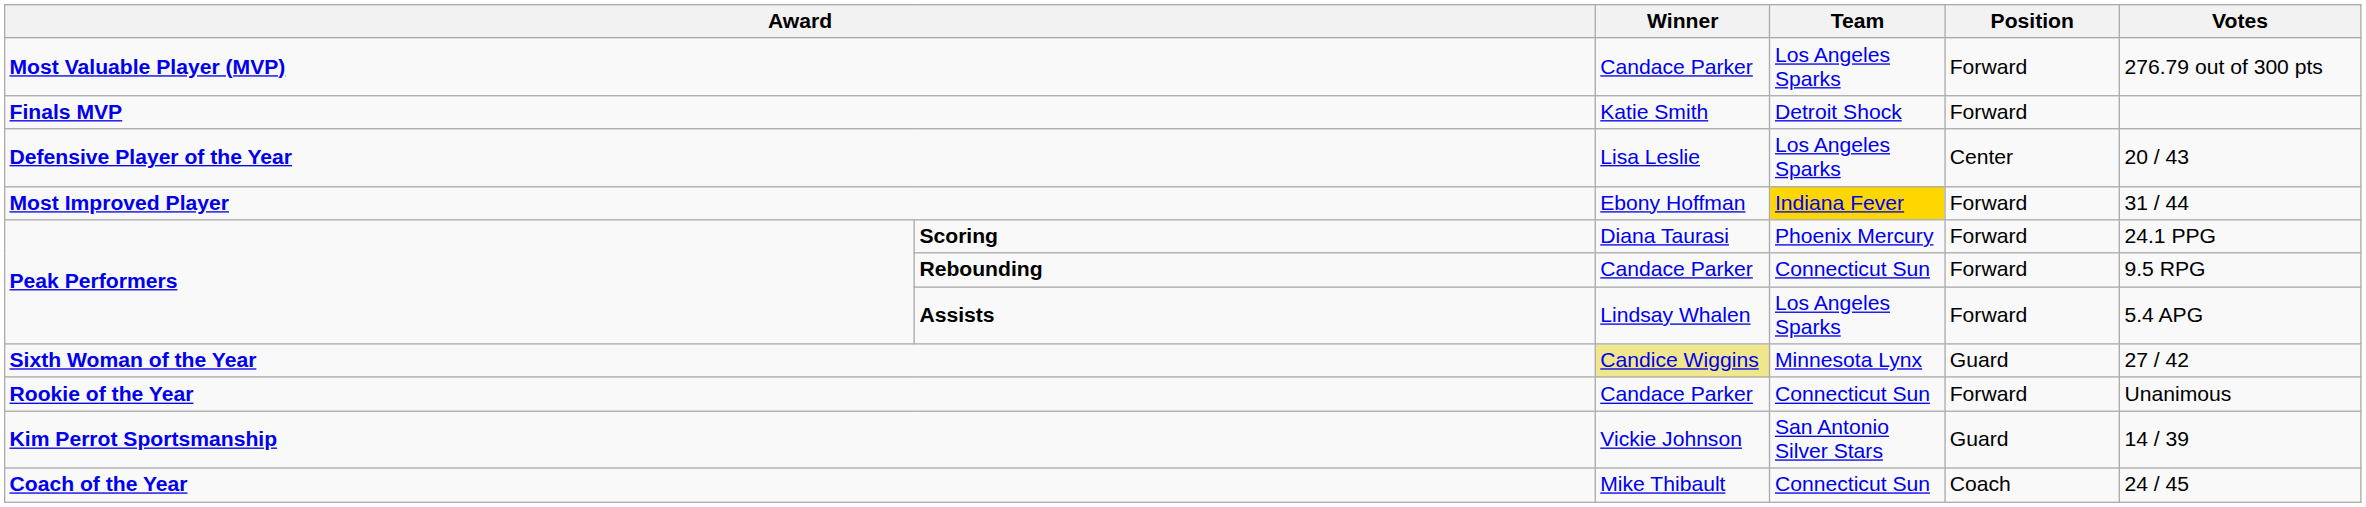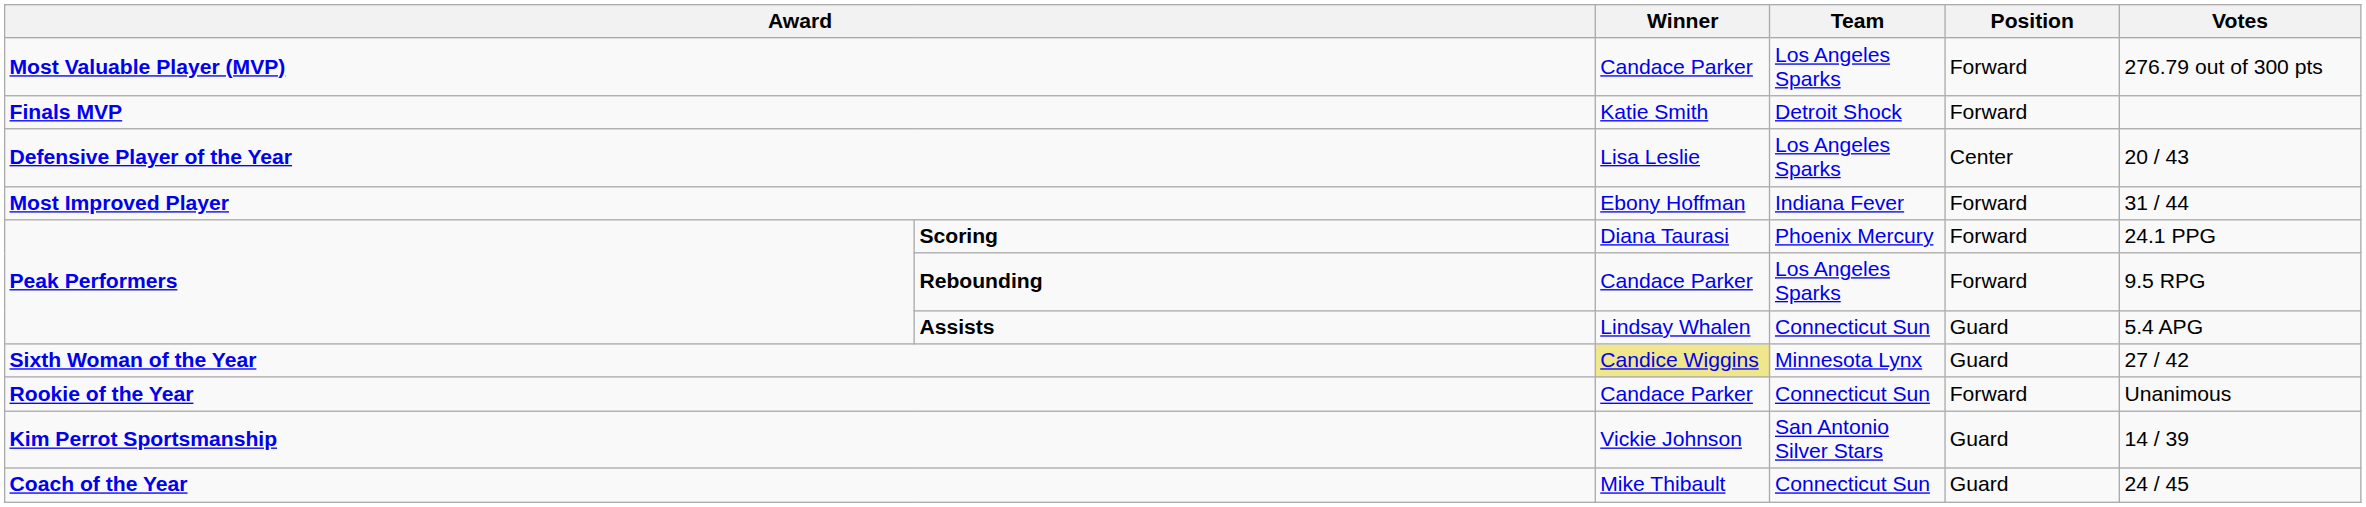(1840, 202) gold background -> (1840, 202) no background
(1852, 269) Connecticut Sun -> (1833, 281) Los Angeles Sparks
(1833, 315) Los Angeles Sparks -> (1852, 326) Connecticut Sun
(1988, 315) Forward -> (1979, 326) Guard
(1980, 484) Coach -> (1979, 484) Guard
